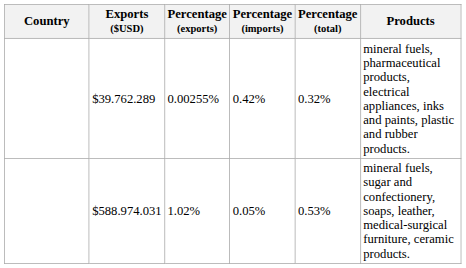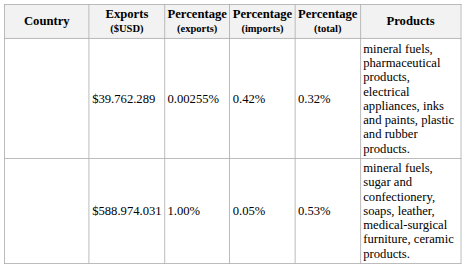(184, 211) 1.02% -> (184, 211) 1.00%
